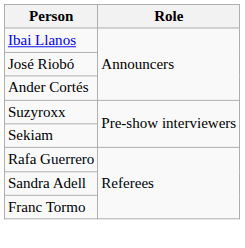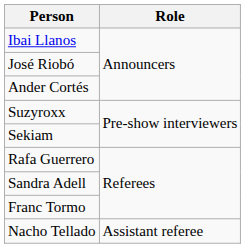+ row: (52, 231)
